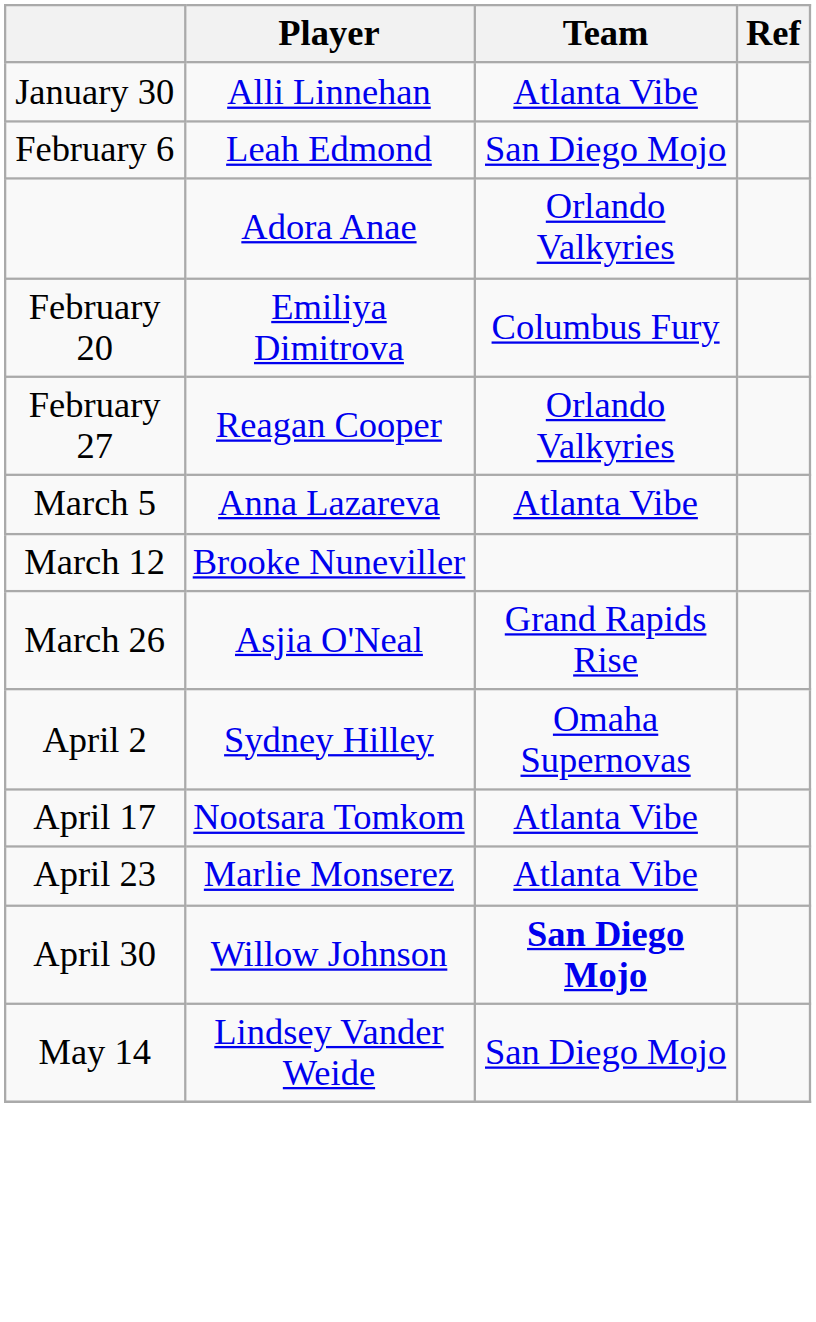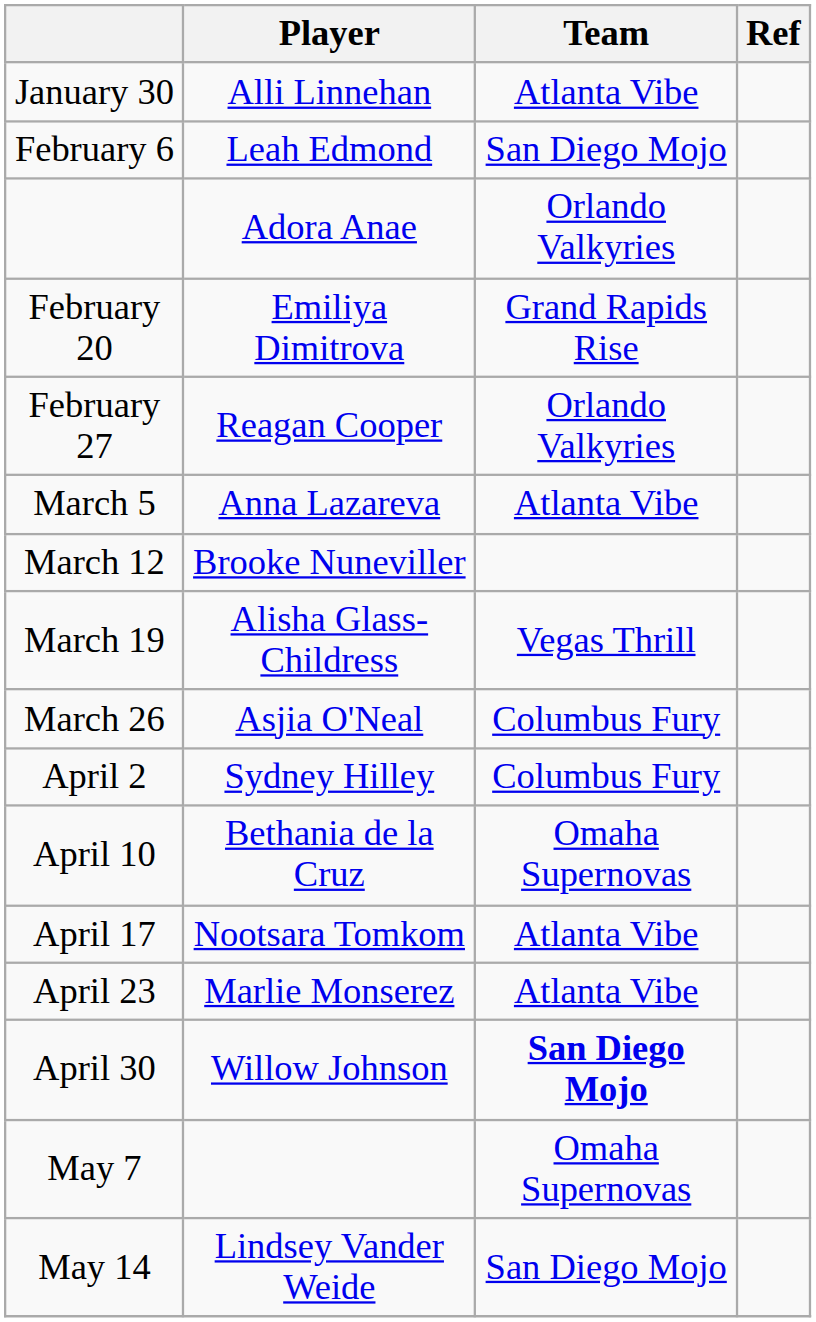(606, 326) Columbus Fury -> (606, 326) Grand Rapids Rise
+ row: (94, 639)
(606, 639) Grand Rapids Rise -> (606, 718) Columbus Fury
(606, 738) Omaha Supernovas -> (606, 776) Columbus Fury
+ row: (94, 854)
+ row: (94, 1168)
